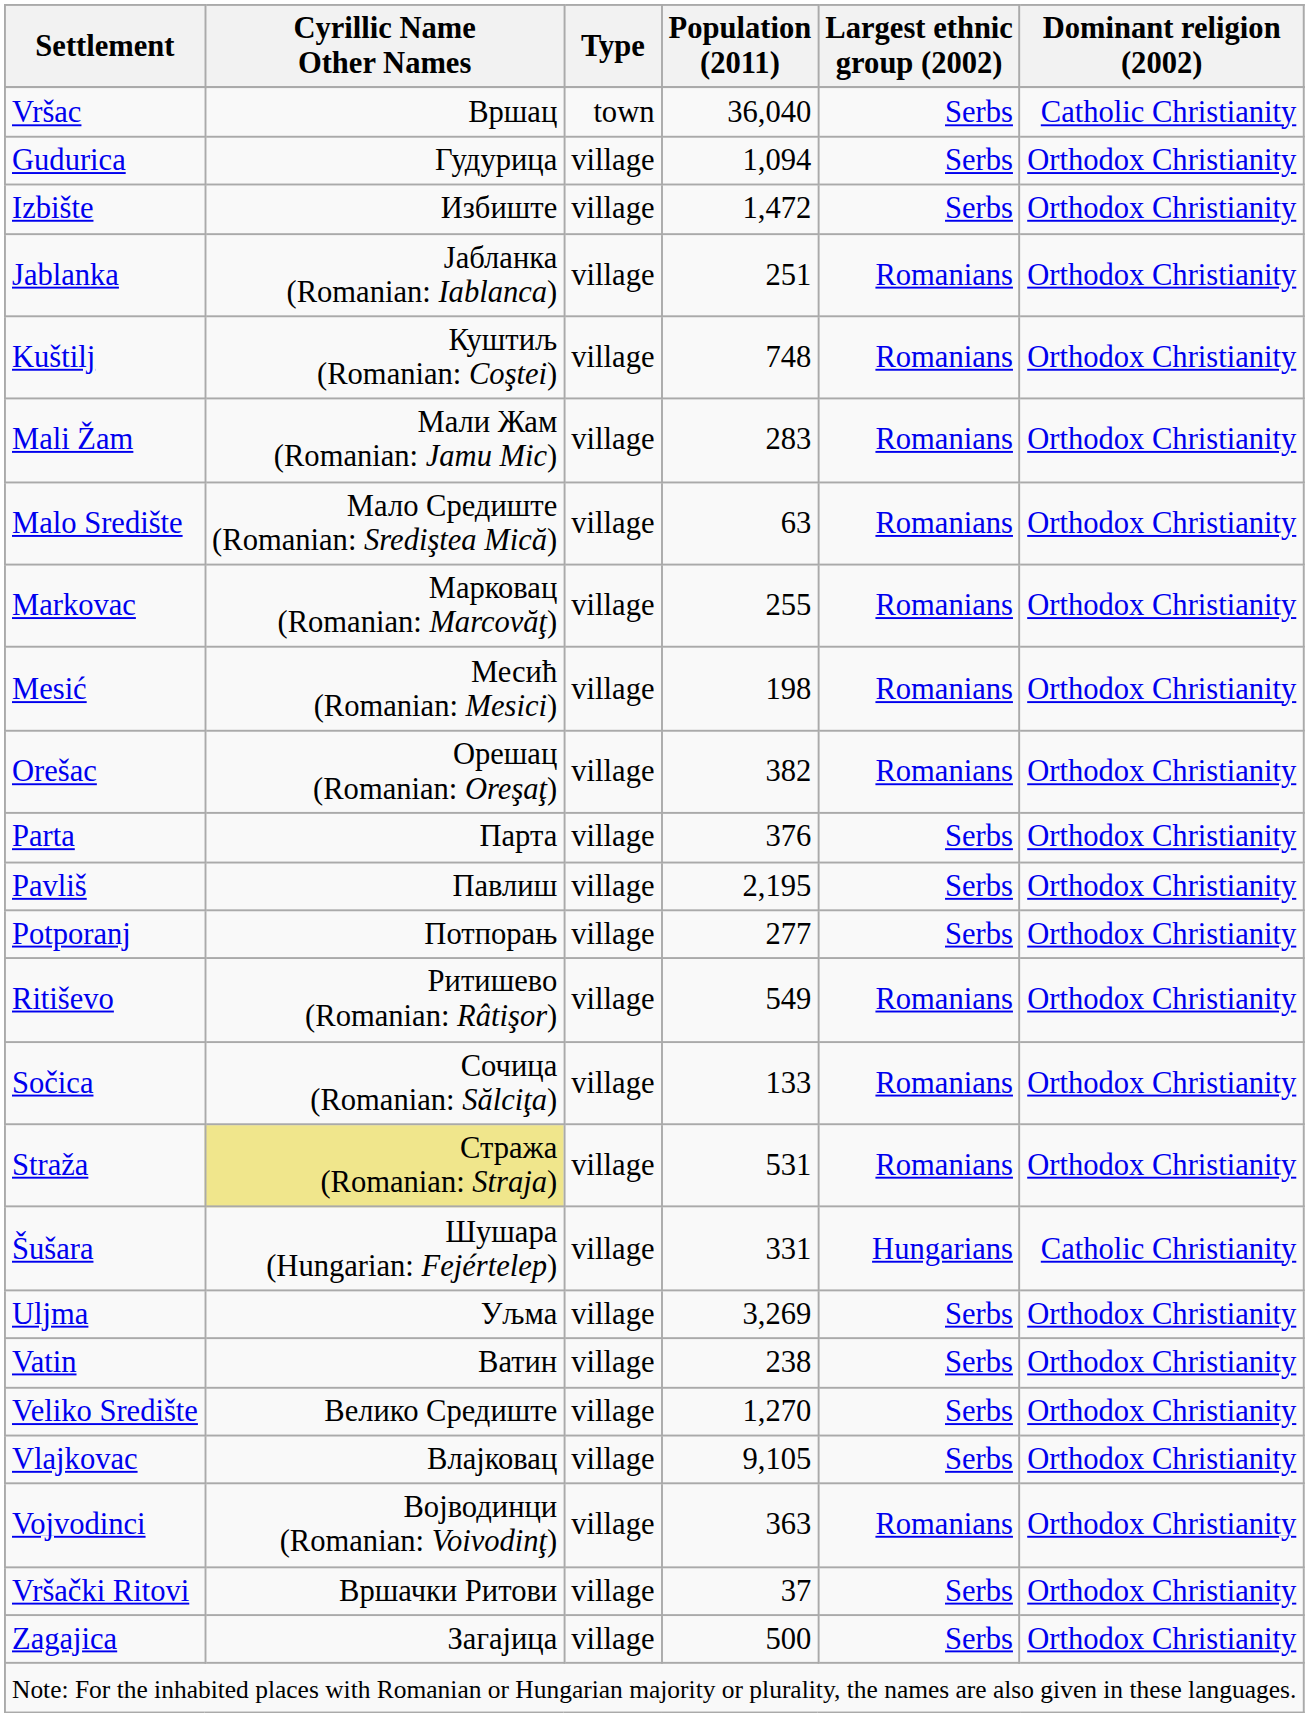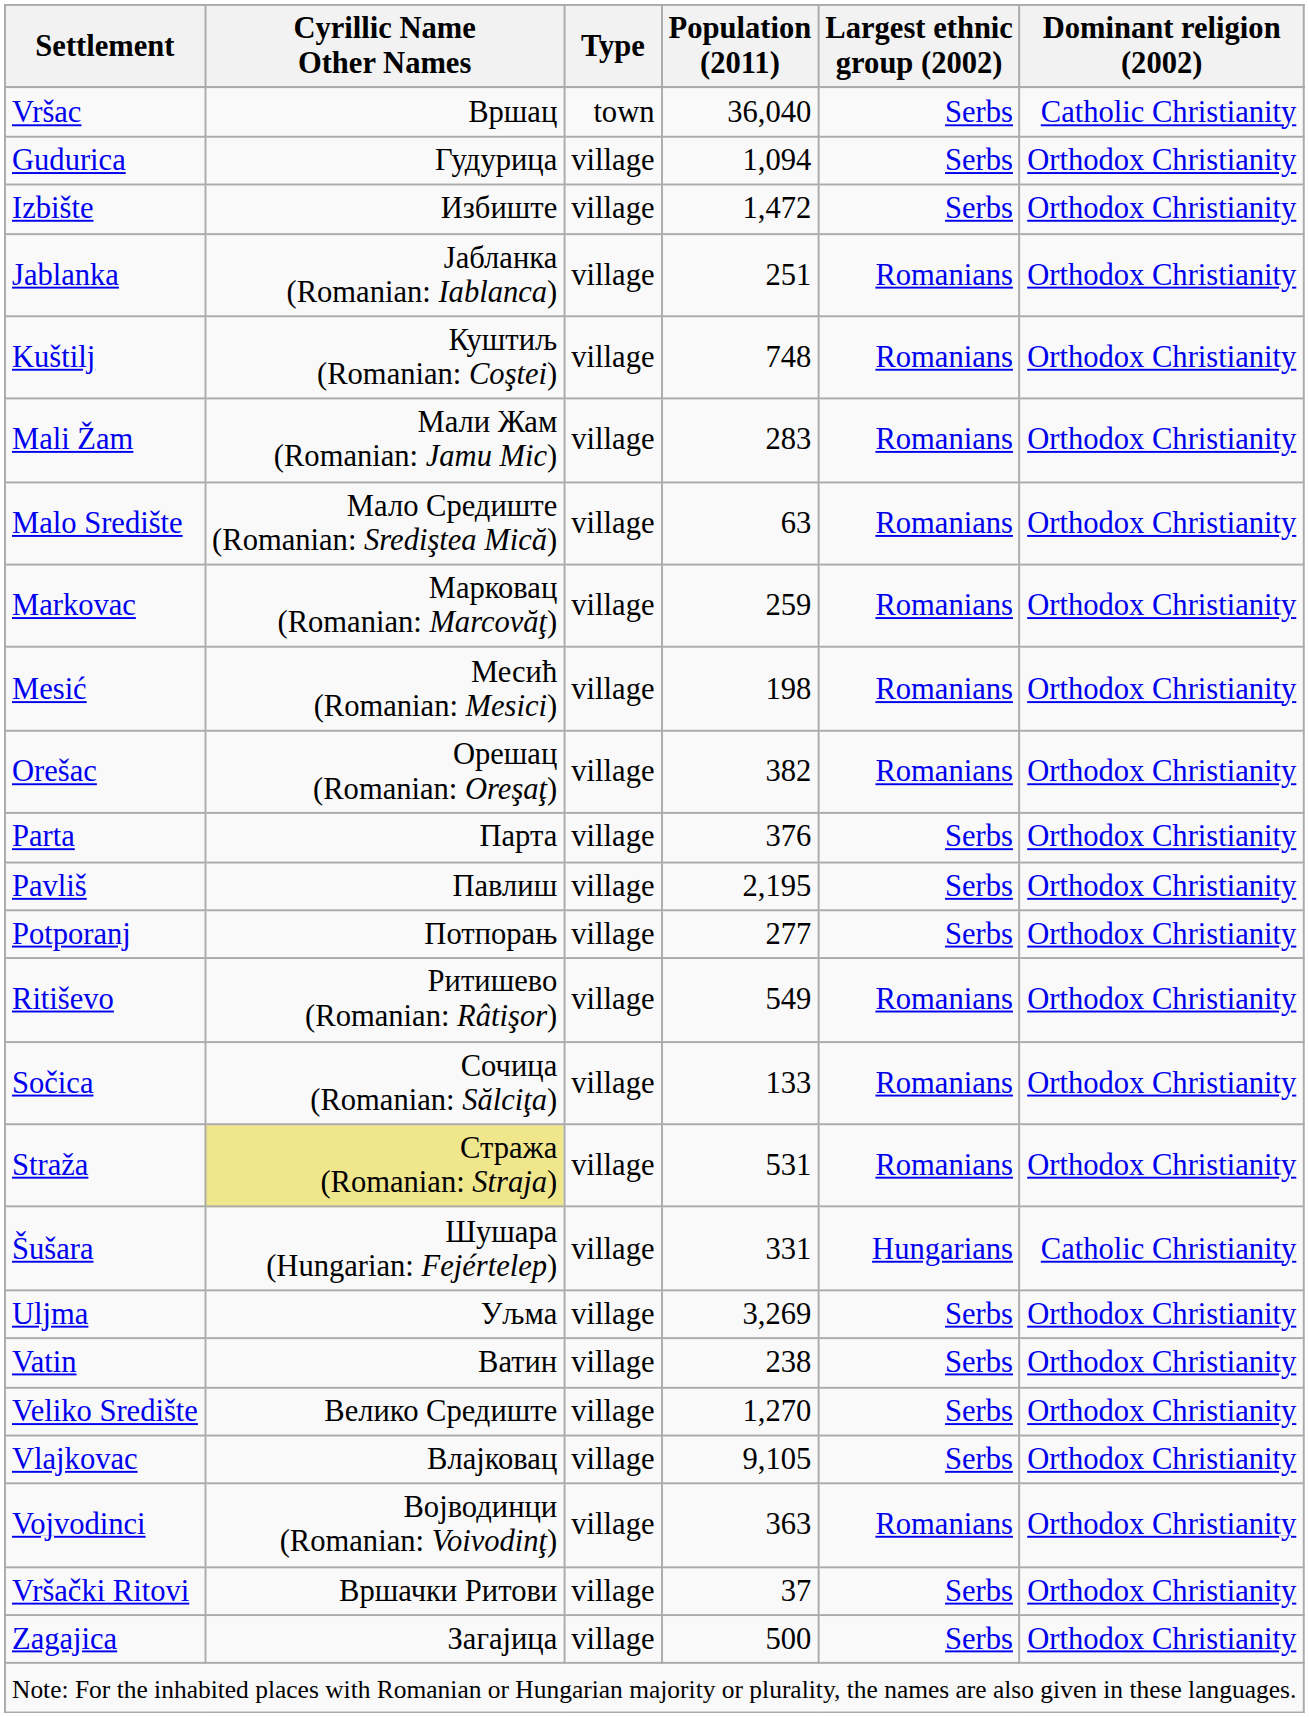(788, 605) 255 -> (788, 605) 259
